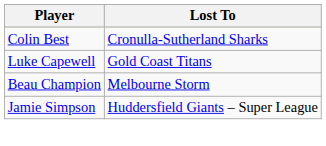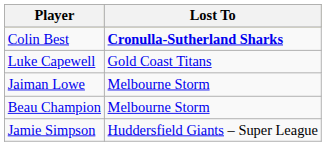(188, 38) normal -> (195, 38) bold
+ row: (46, 84)
